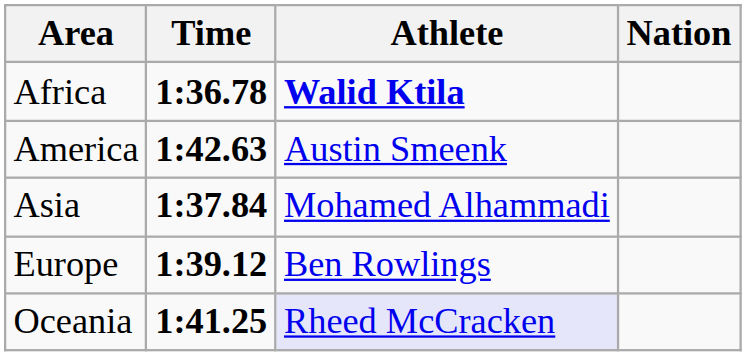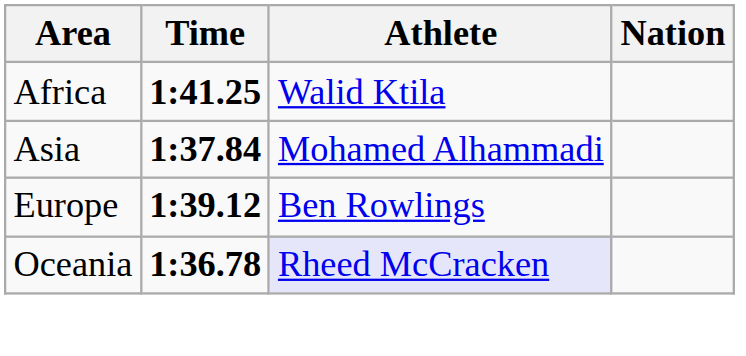(211, 90) 1:36.78 -> (205, 90) 1:41.25
(374, 90) bold -> (362, 90) normal
- row: (76, 148)
(211, 321) 1:41.25 -> (205, 263) 1:36.78
